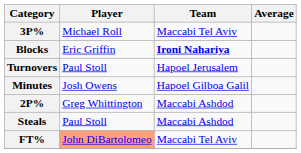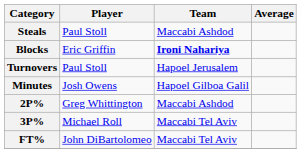rows swapped: (32, 121) <-> (32, 31)
(107, 139) lightsalmon background -> (107, 139) no background
